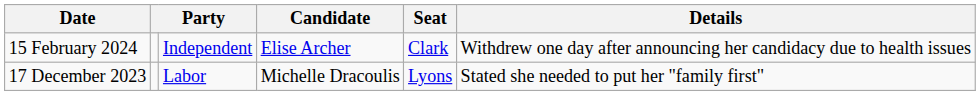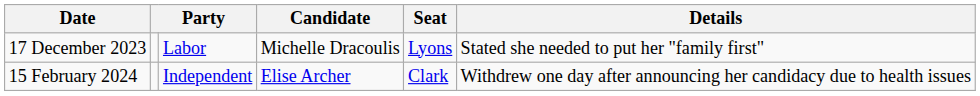rows swapped: (78, 76) <-> (73, 47)
